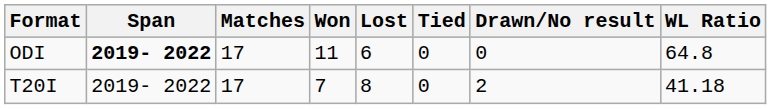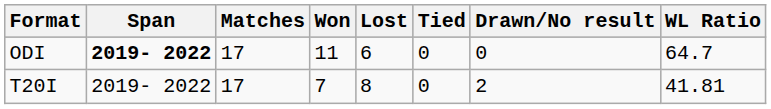(689, 54) 64.8 -> (689, 54) 64.7
(695, 86) 41.18 -> (695, 86) 41.81
